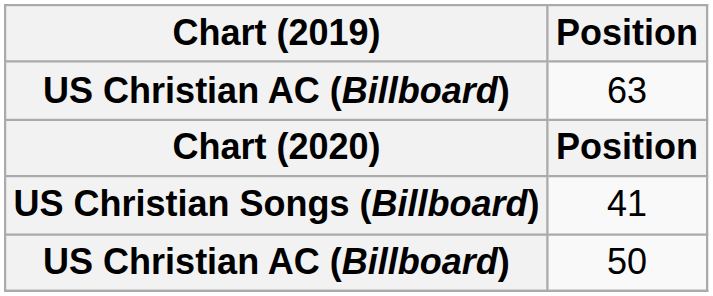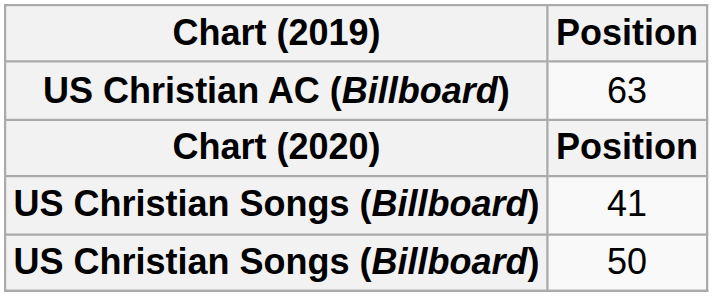(276, 261) US Christian AC (Billboard) -> (276, 261) US Christian Songs (Billboard)
